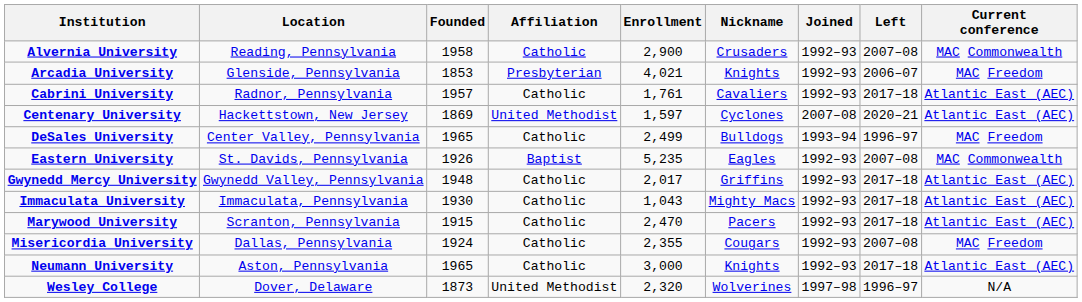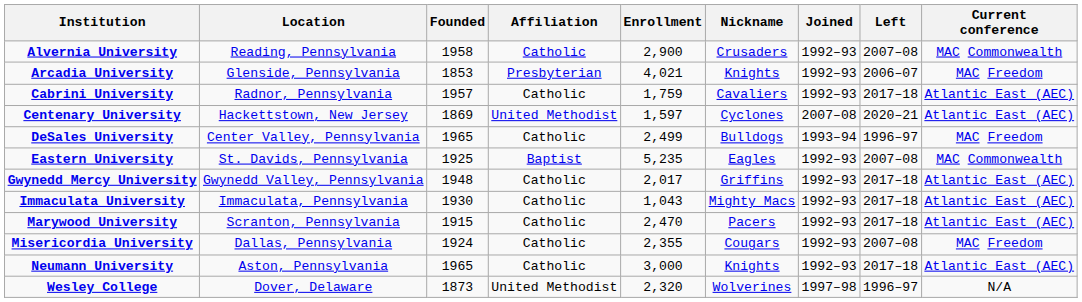(663, 95) 1,761 -> (663, 95) 1,759
(457, 159) 1926 -> (457, 159) 1925
